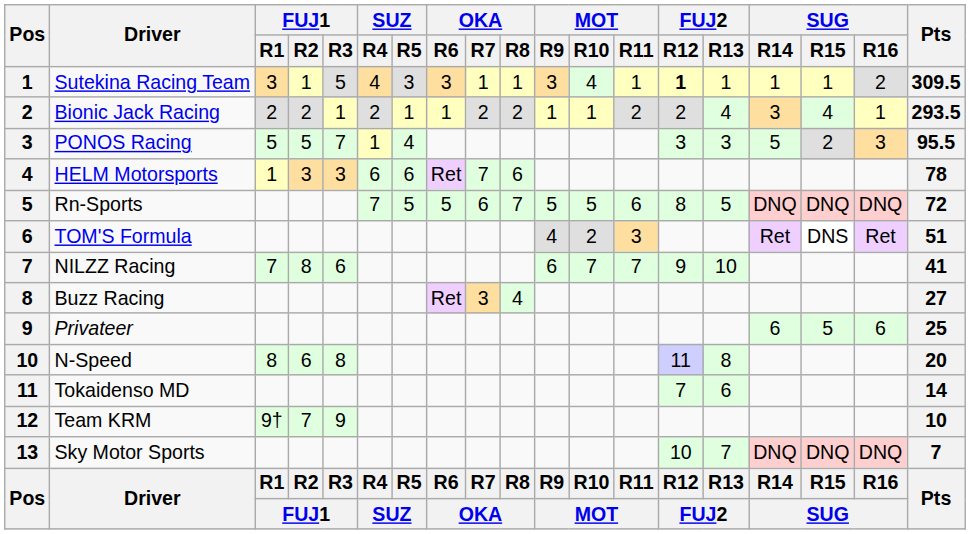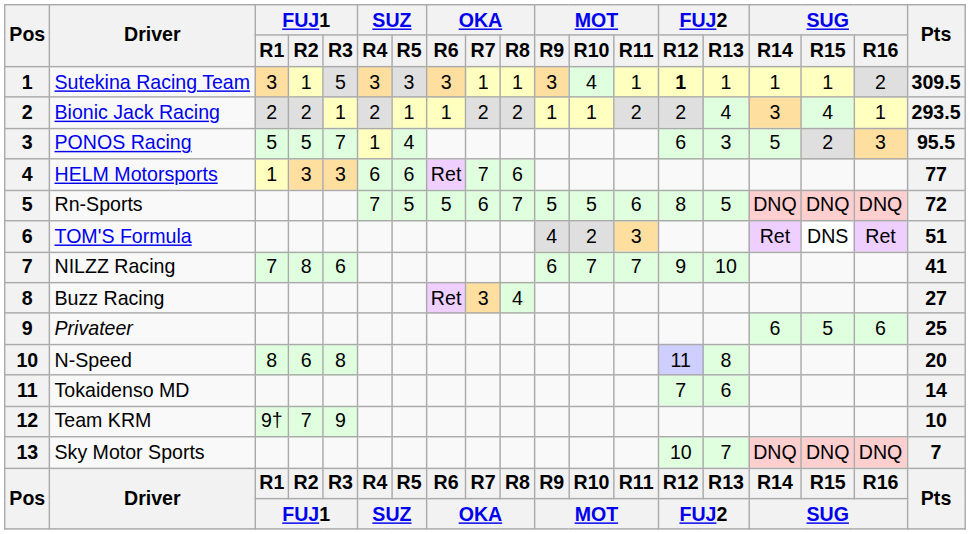(375, 81) 4 -> (375, 81) 3
(681, 143) 3 -> (681, 143) 6
(936, 174) 78 -> (936, 174) 77
